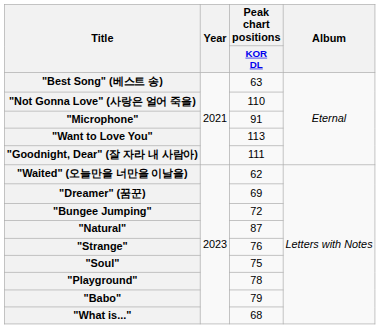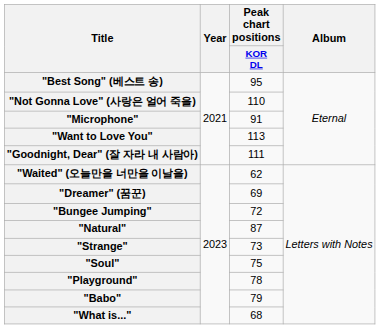(256, 82) 63 -> (256, 82) 95
(256, 246) 76 -> (256, 246) 73
